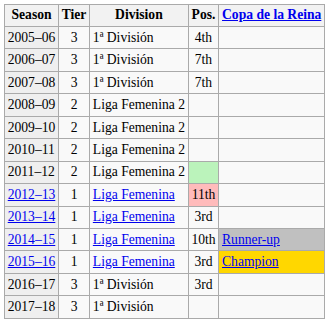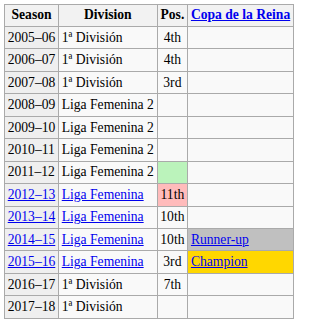- column: (74, 15)
(203, 60) 7th -> (172, 60) 4th
(203, 82) 7th -> (172, 82) 3rd
(203, 217) 3rd -> (172, 217) 10th
(203, 284) 3rd -> (172, 284) 7th
